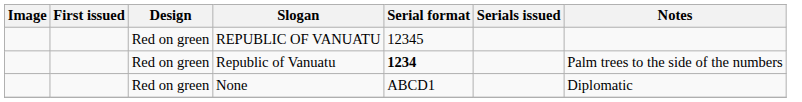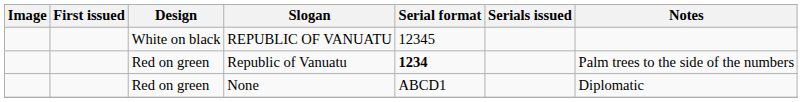(170, 39) Red on green -> (176, 39) White on black
